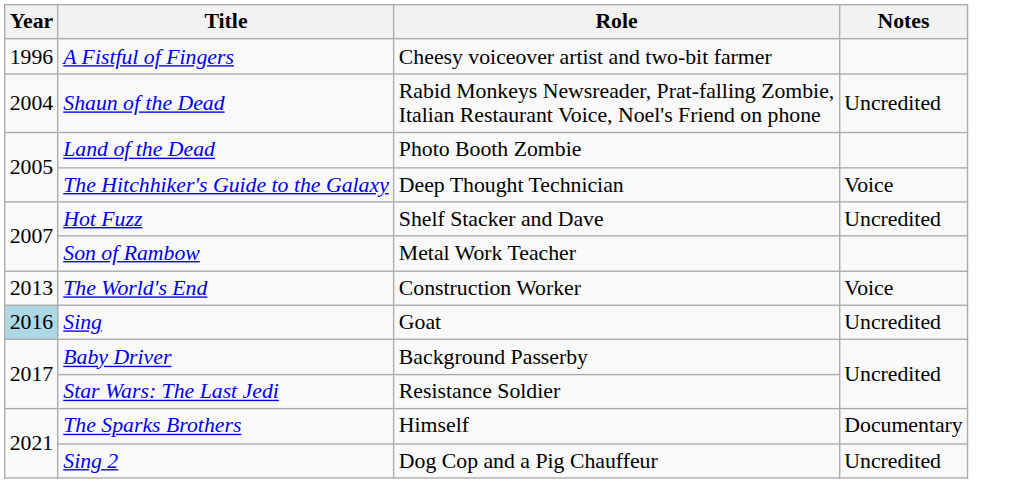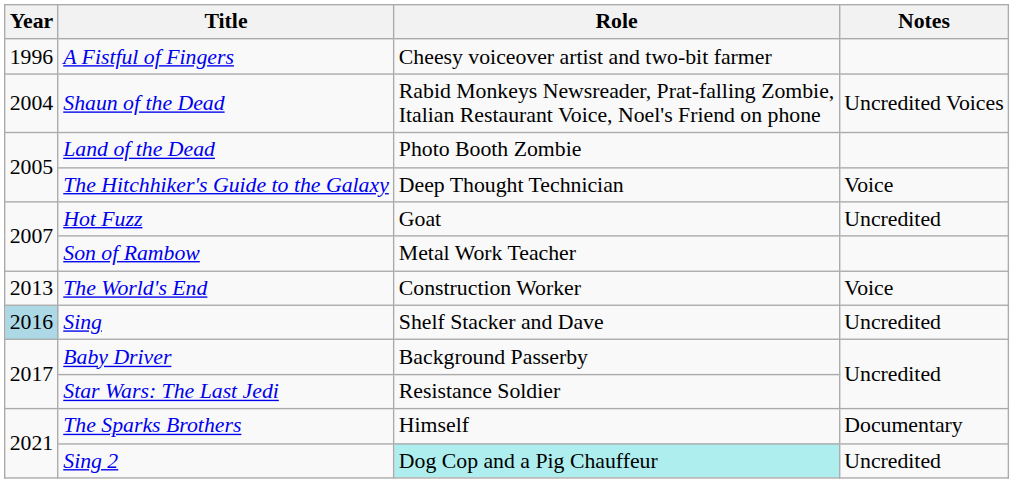(893, 103) Uncredited -> (924, 103) Uncredited Voices
(501, 218) Shelf Stacker and Dave -> (420, 218) Goat
(420, 322) Goat -> (501, 322) Shelf Stacker and Dave
(528, 460) no background -> (528, 460) paleturquoise background
